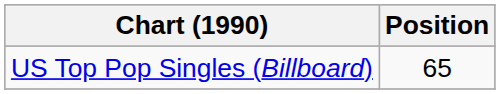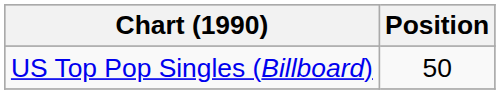(437, 67) 65 -> (437, 67) 50
